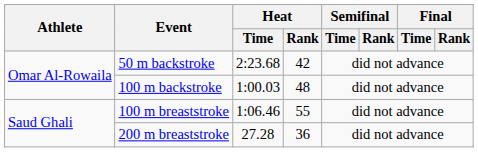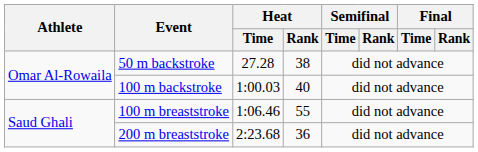(258, 63) 2:23.68 -> (258, 63) 27.28
(303, 63) 42 -> (303, 63) 38
(303, 87) 48 -> (303, 87) 40
(258, 135) 27.28 -> (258, 135) 2:23.68
